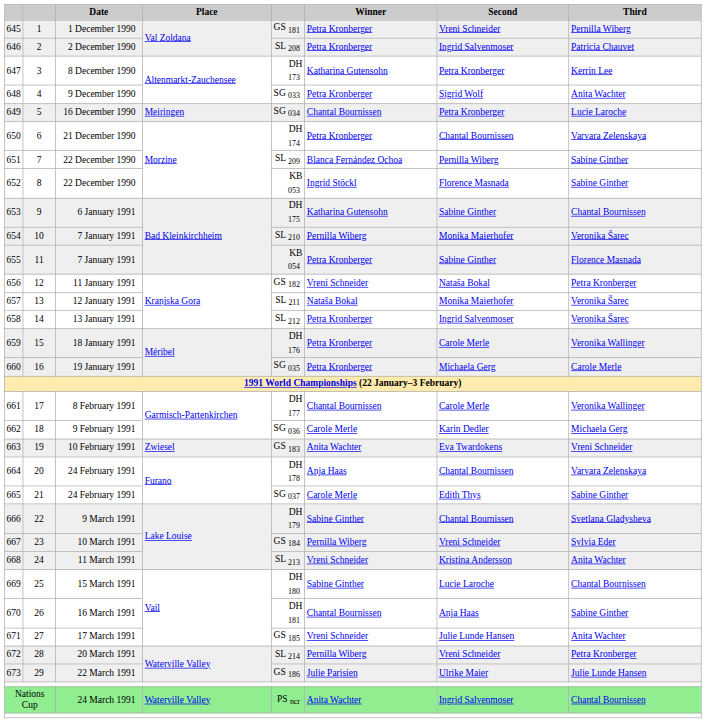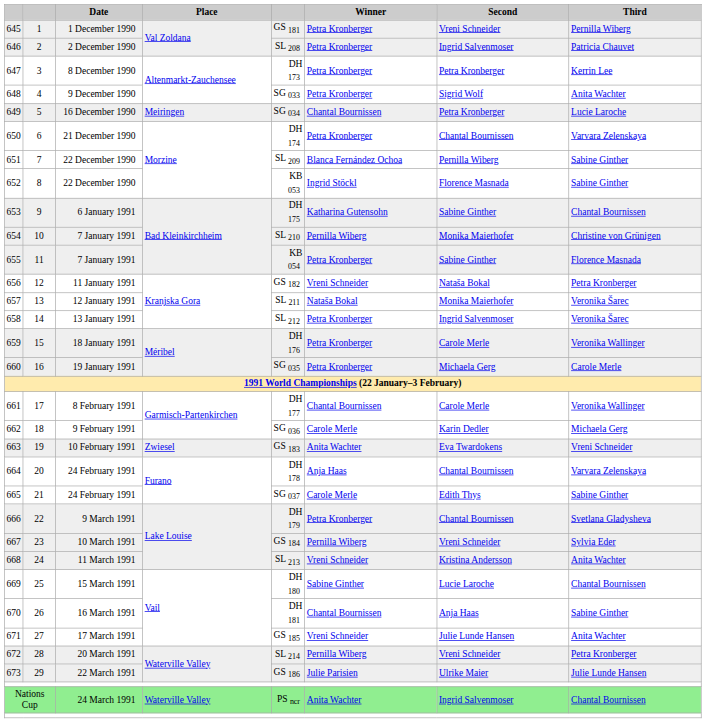(347, 70) Katharina Gutensohn -> (340, 70) Petra Kronberger
(600, 236) Veronika Šarec -> (616, 236) Christine von Grünigen
(335, 518) Sabine Ginther -> (340, 518) Petra Kronberger
